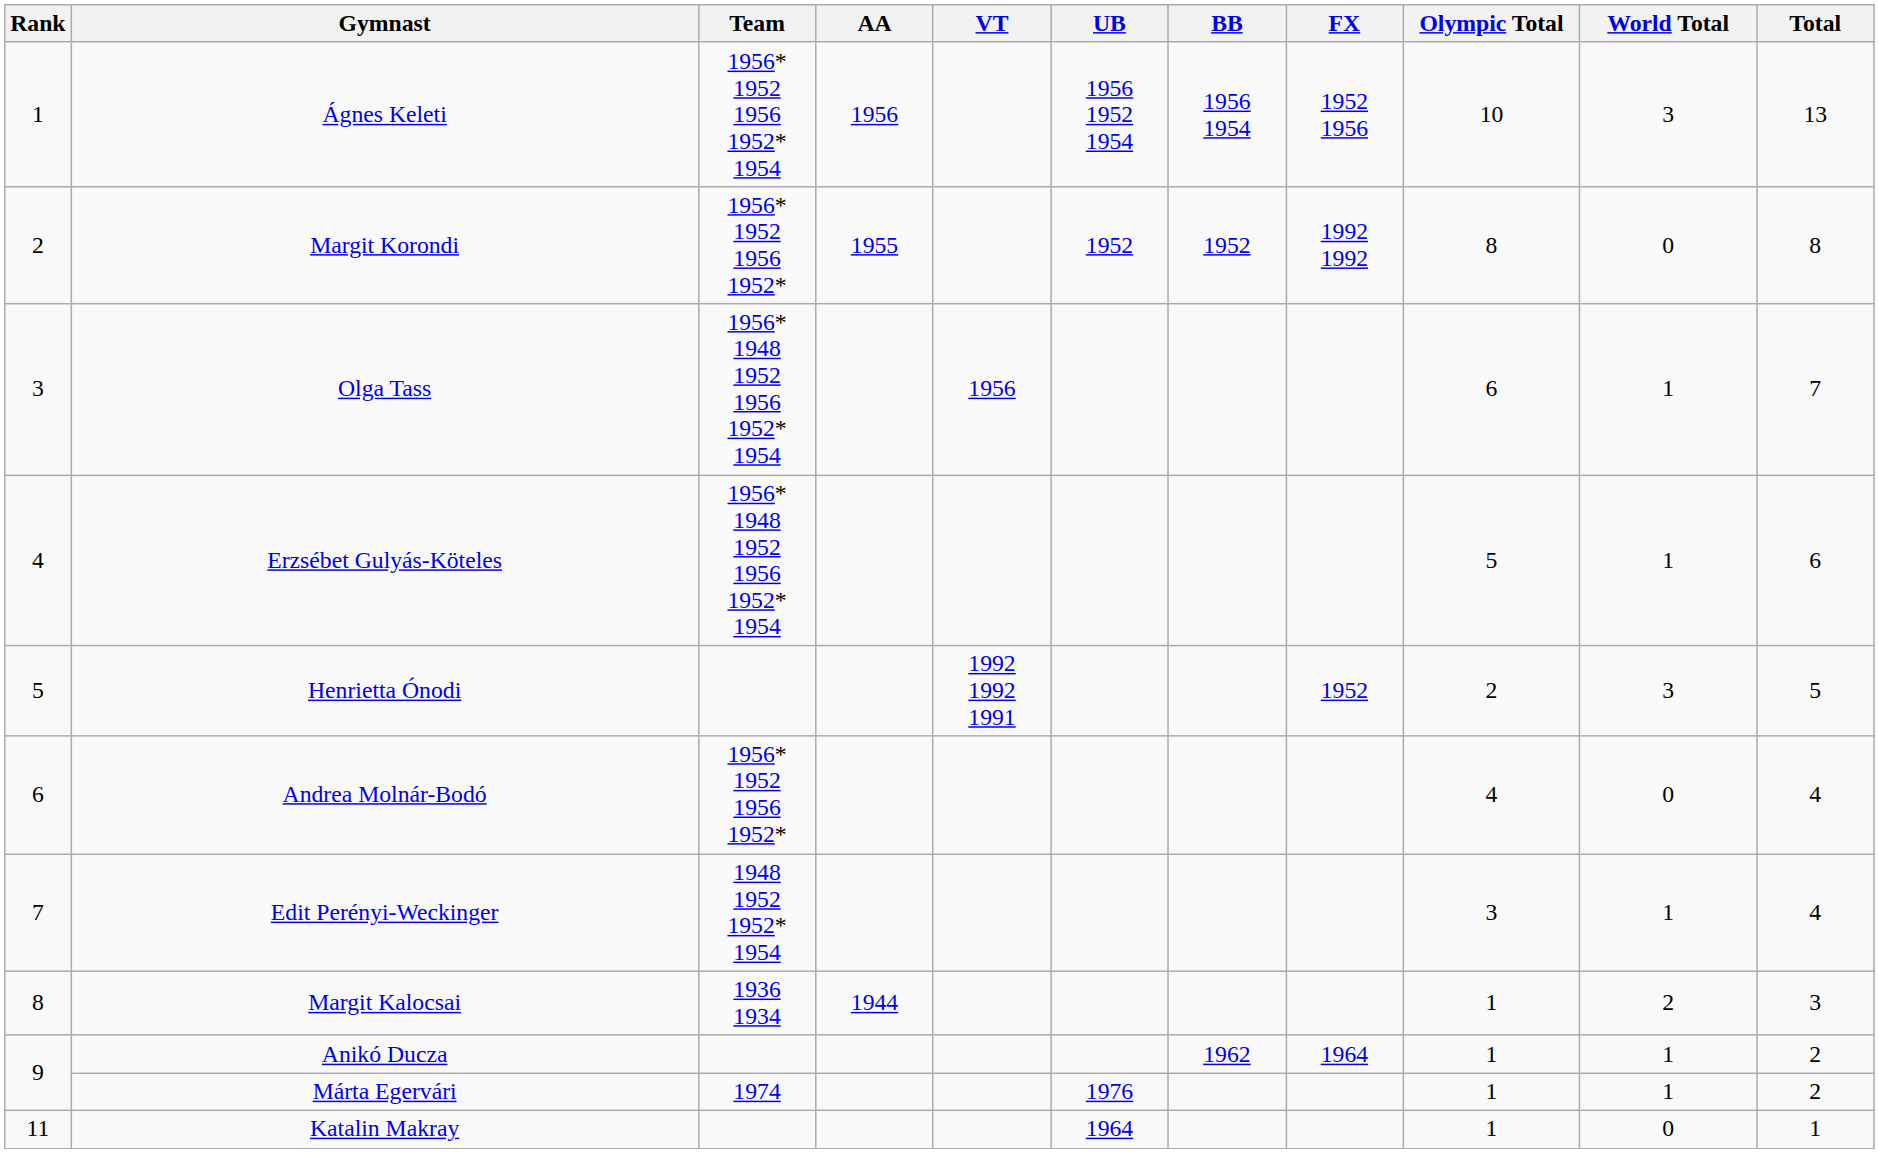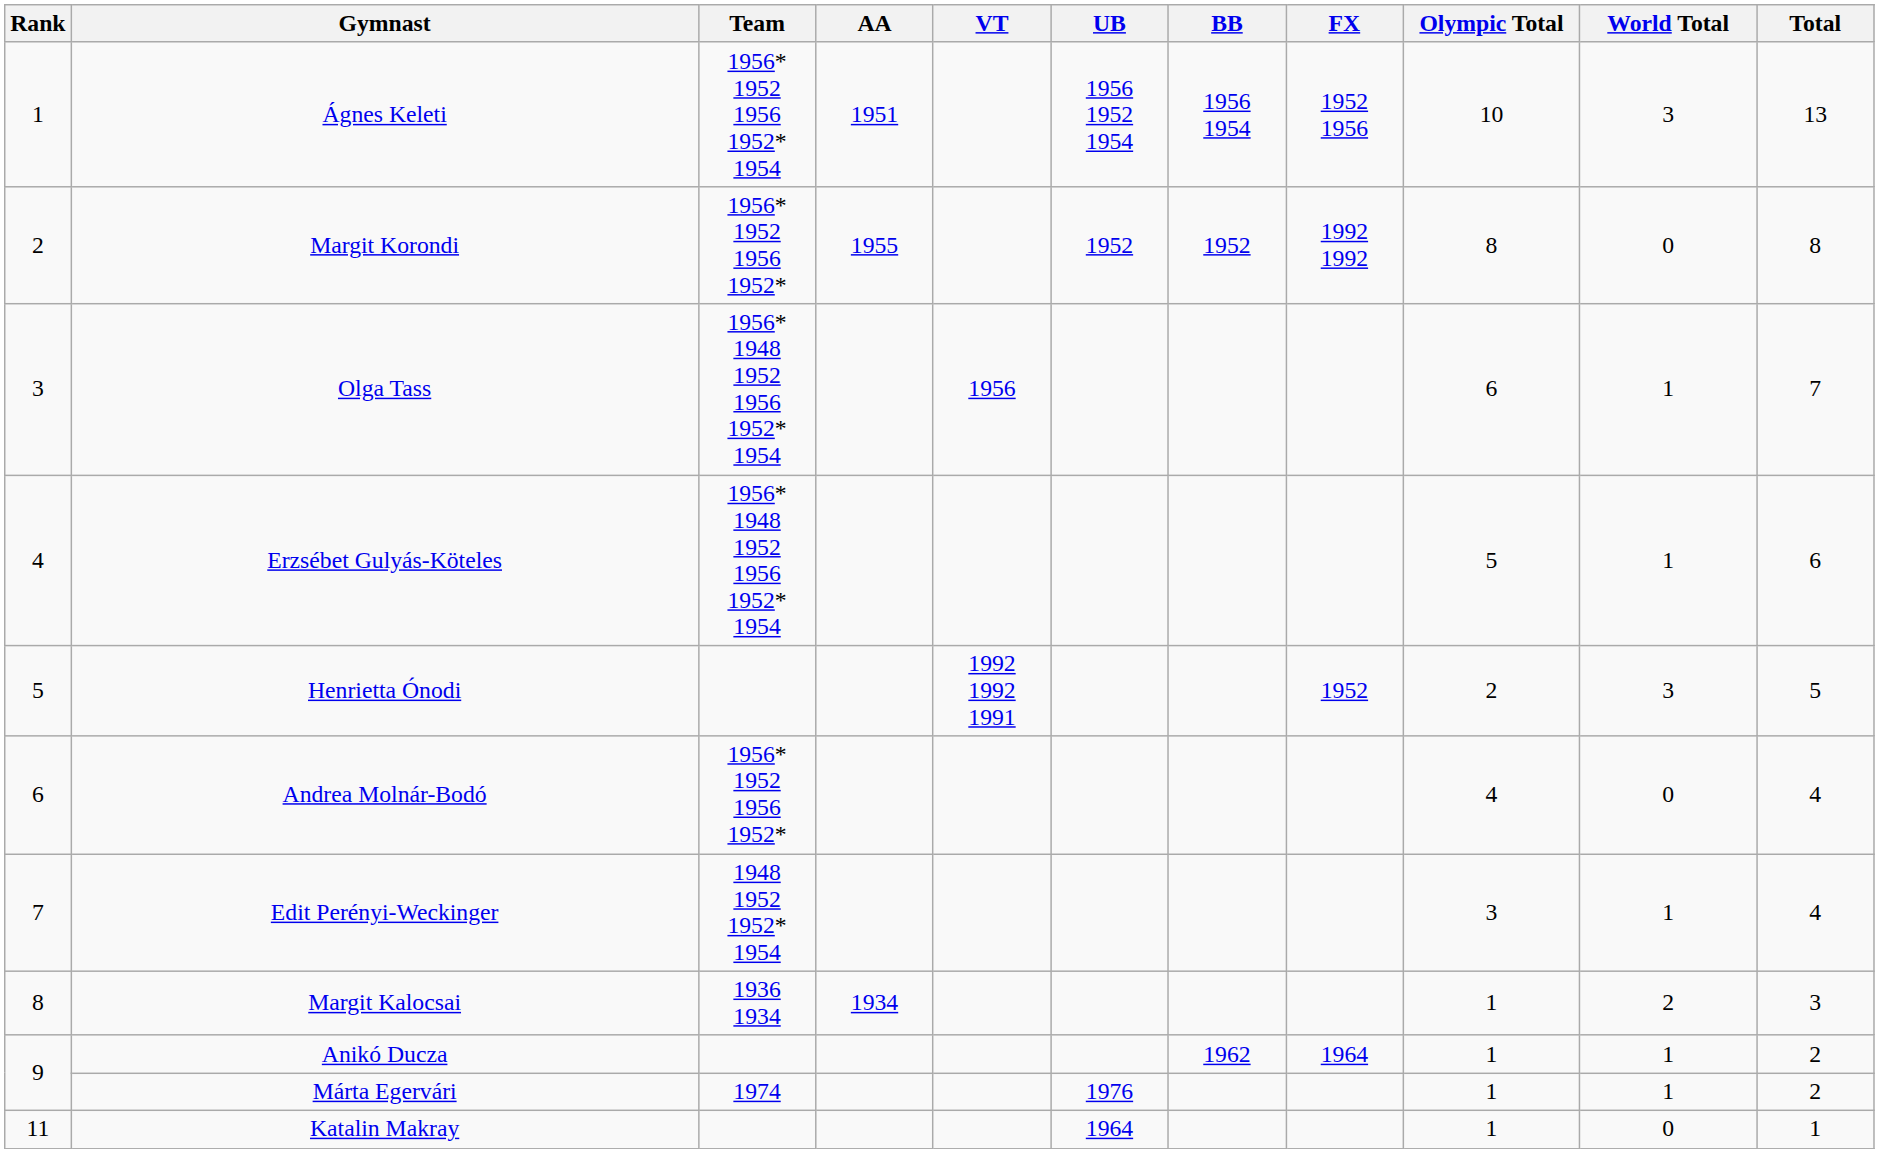(875, 114) 1956 -> (875, 114) 1951
(875, 1003) 1944 -> (875, 1003) 1934
